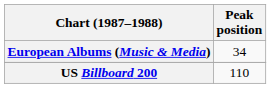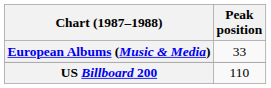(239, 51) 34 -> (239, 51) 33
